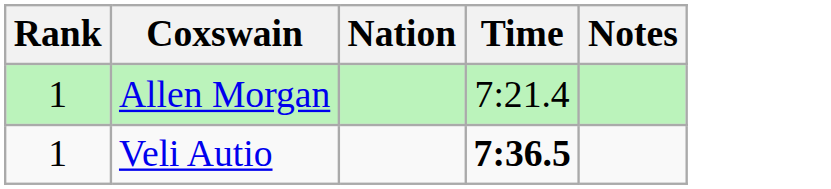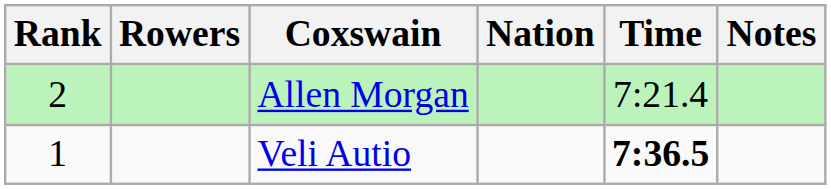+ column: (180, 34)
(58, 93) 1 -> (58, 93) 2
